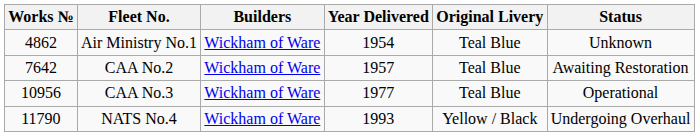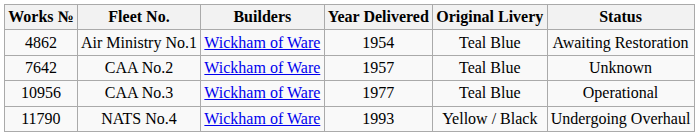(621, 42) Unknown -> (621, 42) Awaiting Restoration
(621, 67) Awaiting Restoration -> (621, 67) Unknown
